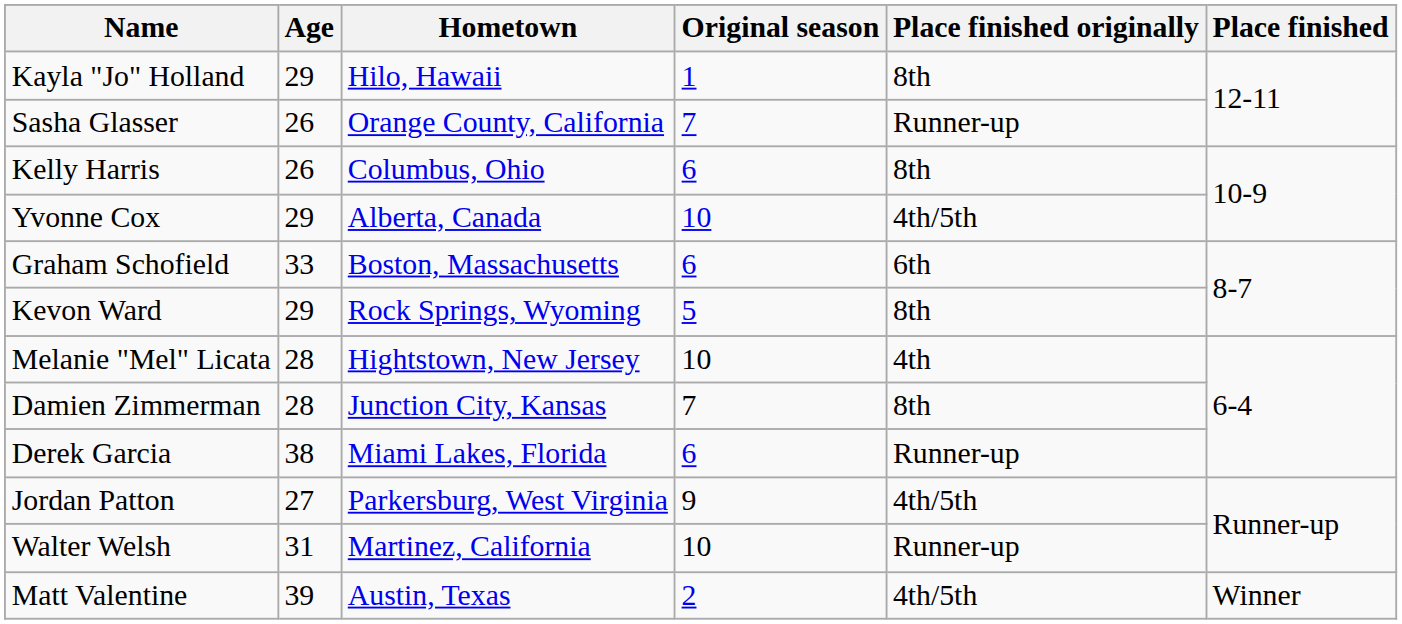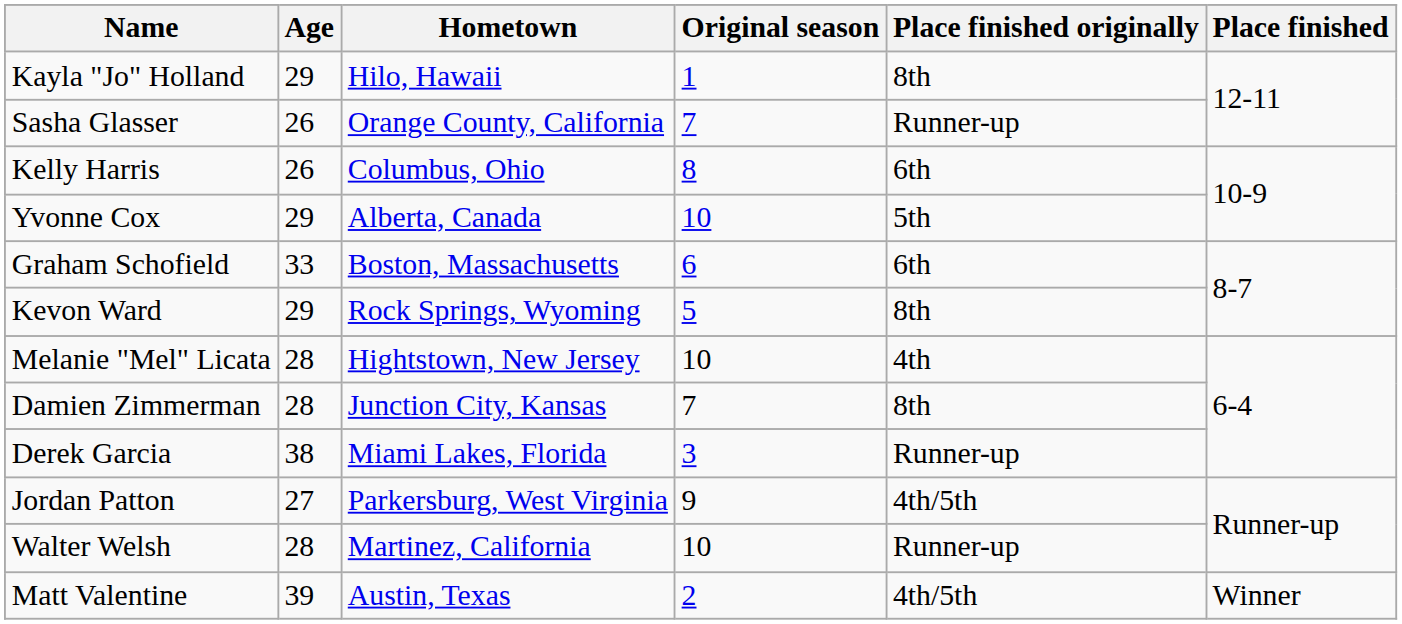(689, 169) 6 -> (689, 169) 8
(912, 169) 8th -> (912, 169) 6th
(935, 216) 4th/5th -> (912, 216) 5th
(689, 452) 6 -> (689, 452) 3
(299, 547) 31 -> (299, 547) 28
